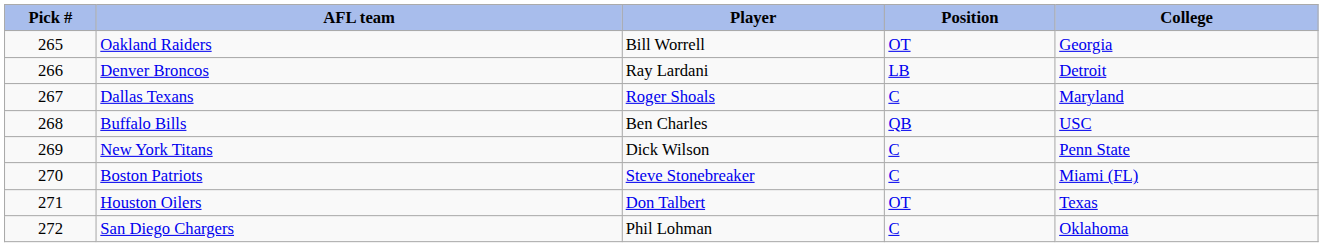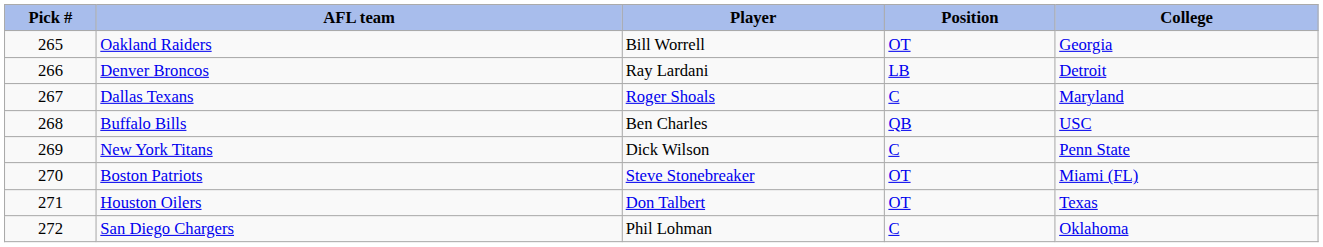(894, 176) C -> (899, 176) OT
